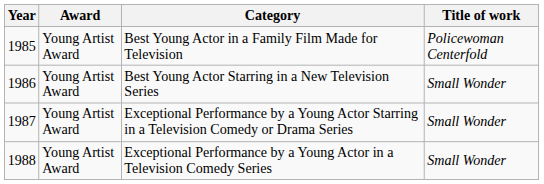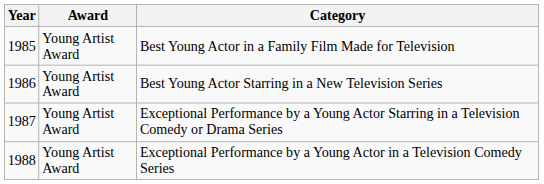- column: (481, 15)
